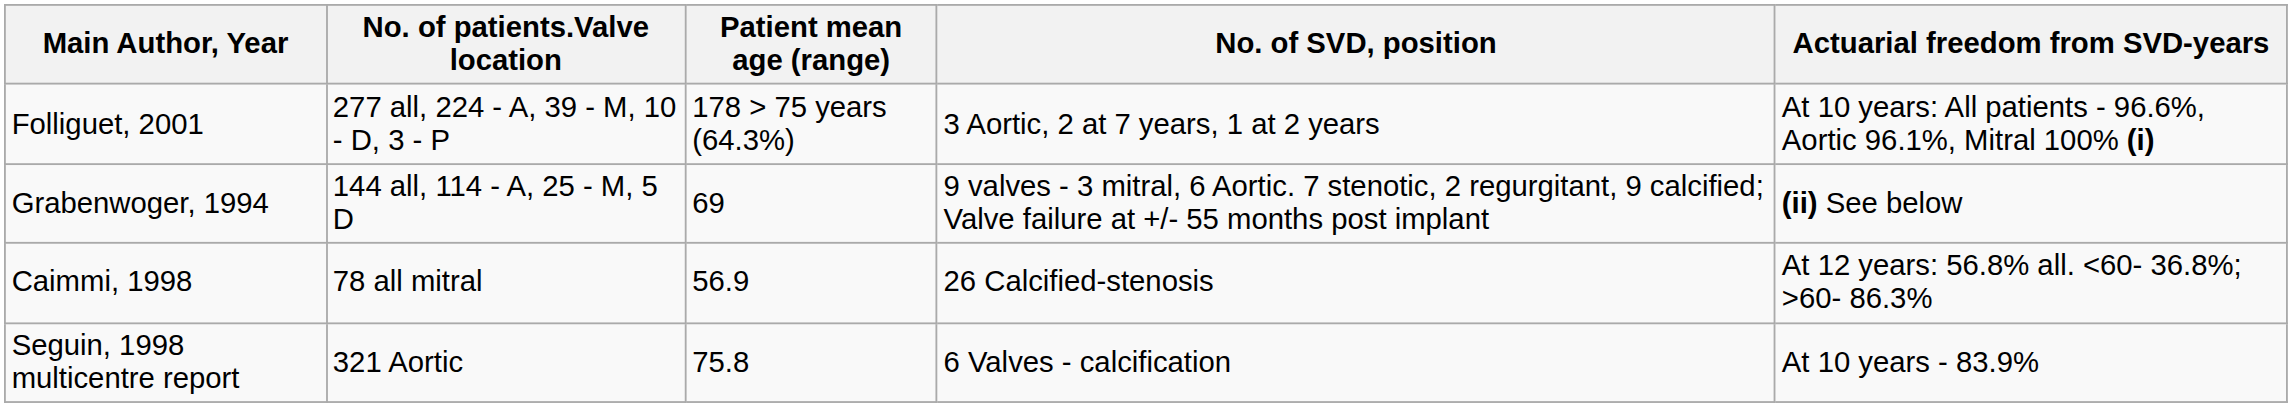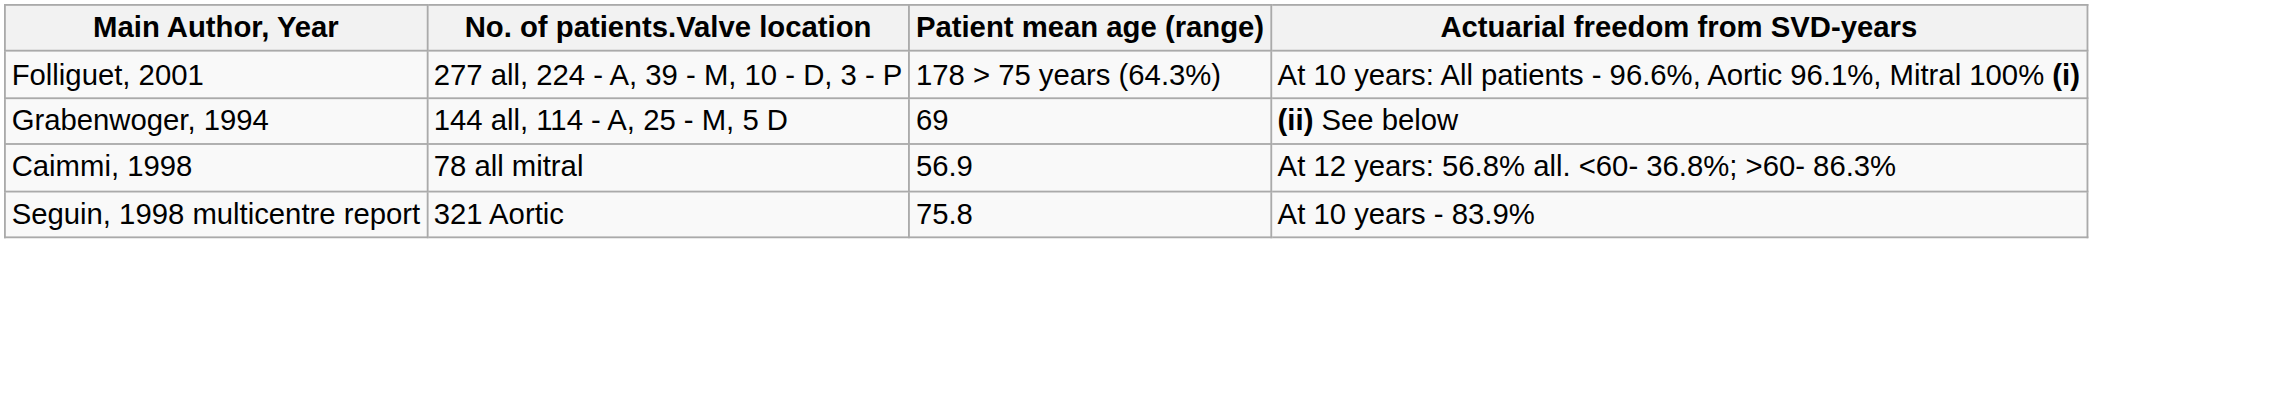- column: (1356, 44)
